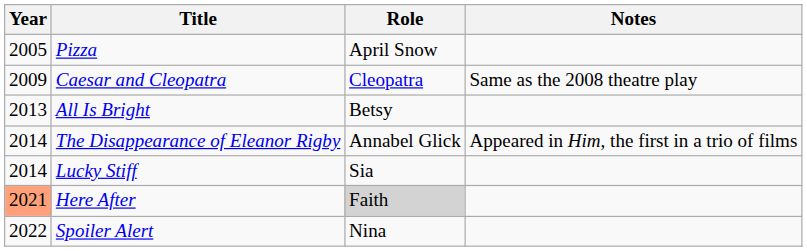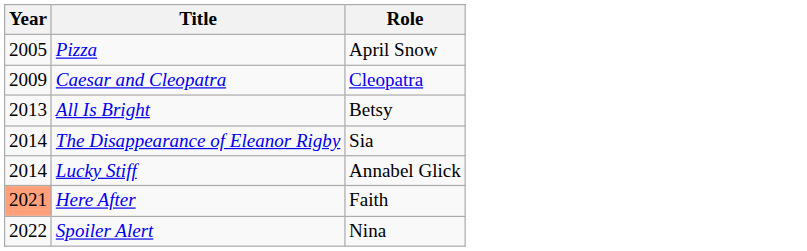- column: (633, 19)
(405, 140) Annabel Glick -> (361, 140) Sia
(361, 170) Sia -> (405, 170) Annabel Glick
(369, 200) lightgrey background -> (369, 200) no background
